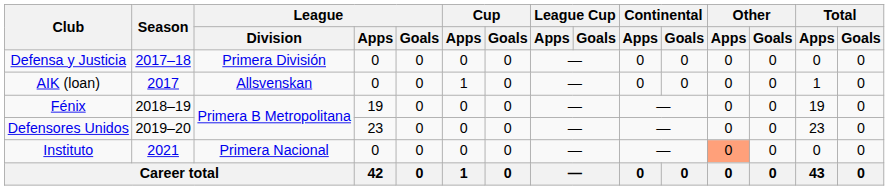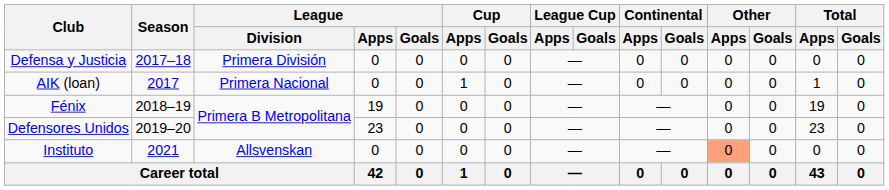(274, 83) Allsvenskan -> (274, 83) Primera Nacional
(274, 151) Primera Nacional -> (274, 151) Allsvenskan
